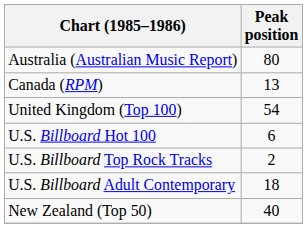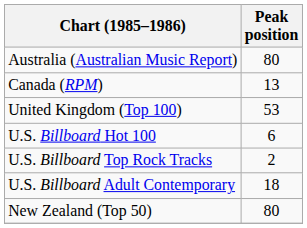(272, 110) 54 -> (272, 110) 53
(272, 210) 40 -> (272, 210) 80
